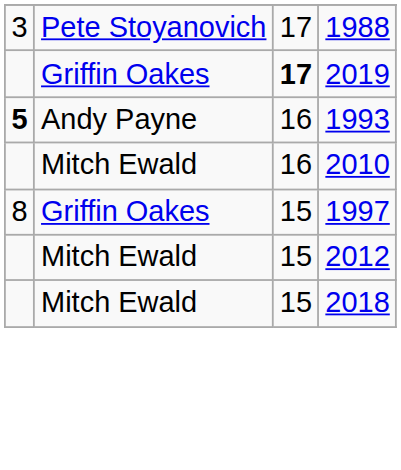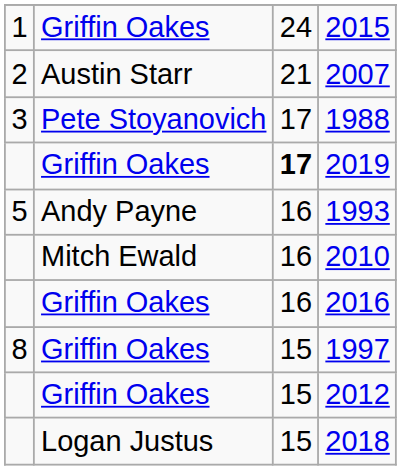+ row: (358, 27)
+ row: (358, 73)
(20, 119) bold -> (20, 211) normal
+ row: (358, 303)
(119, 257) Mitch Ewald -> (125, 394) Griffin Oakes
(119, 303) Mitch Ewald -> (127, 440) Logan Justus
